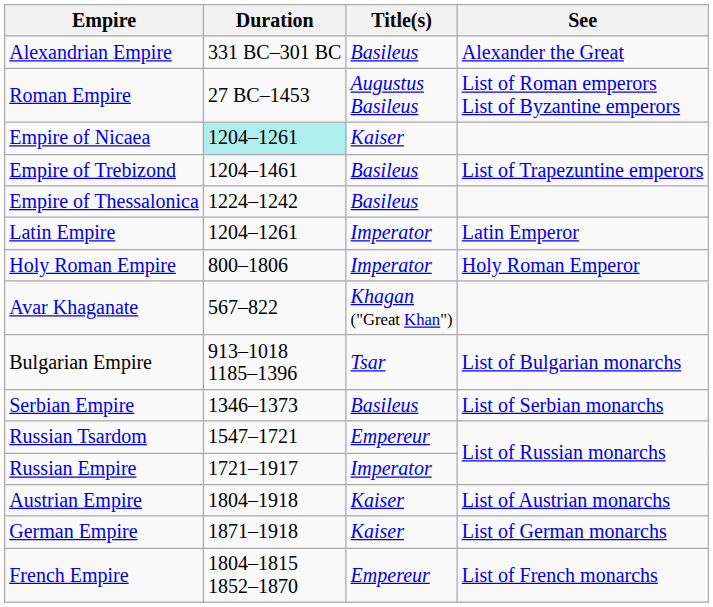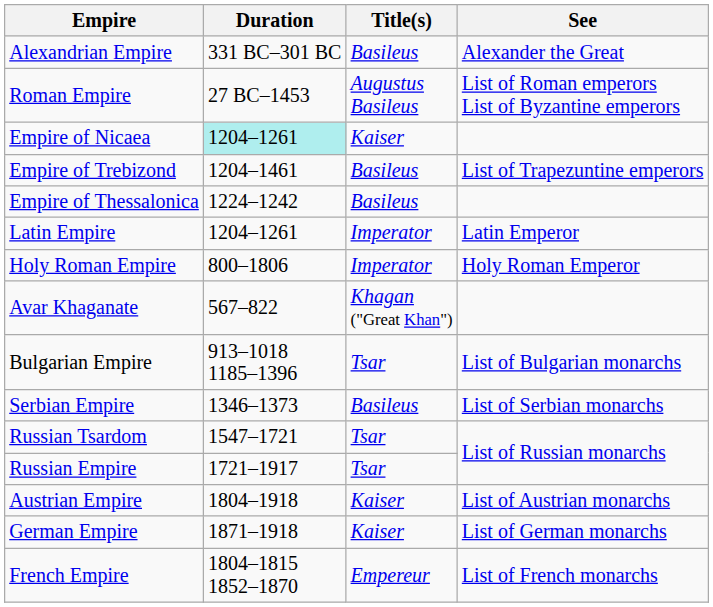(390, 436) Empereur -> (368, 436) Tsar
(391, 468) Imperator -> (368, 468) Tsar
